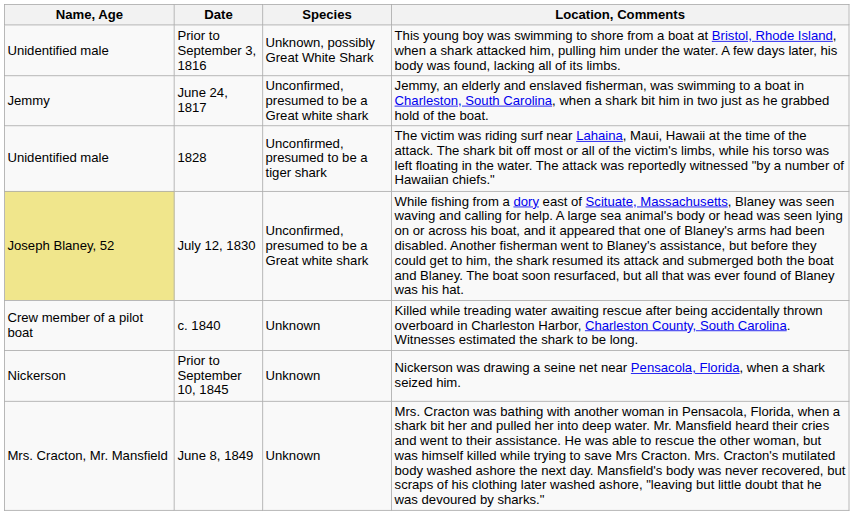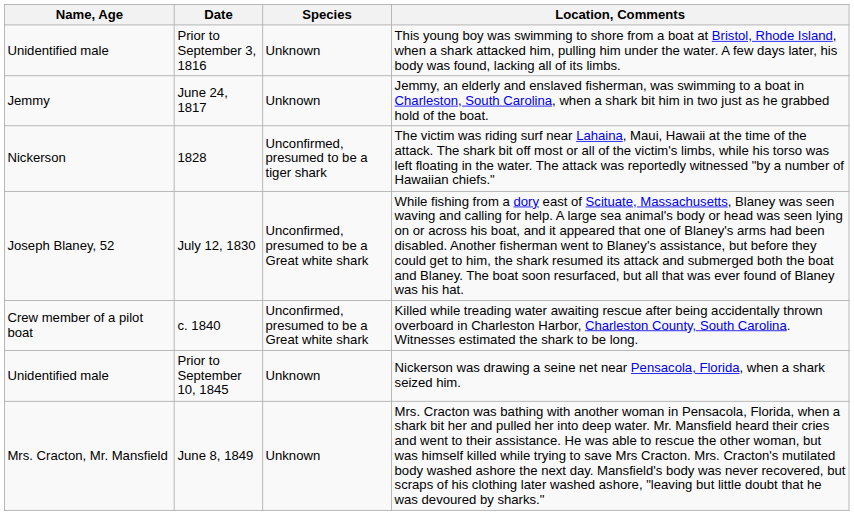(320, 50) Unknown, possibly Great White Shark -> (293, 50) Unknown
(317, 100) Unconfirmed, presumed to be a Great white shark -> (293, 100) Unknown
(58, 158) Unidentified male -> (37, 158) Nickerson
(61, 245) khaki background -> (61, 245) no background
(293, 325) Unknown -> (317, 325) Unconfirmed, presumed to be a Great white shark
(37, 375) Nickerson -> (58, 375) Unidentified male
